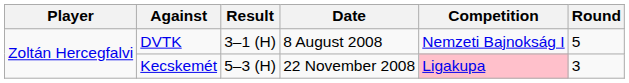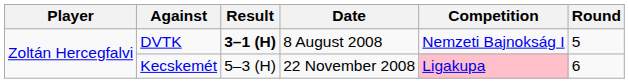(250, 41) normal -> (250, 41) bold
(576, 66) 3 -> (576, 66) 6
